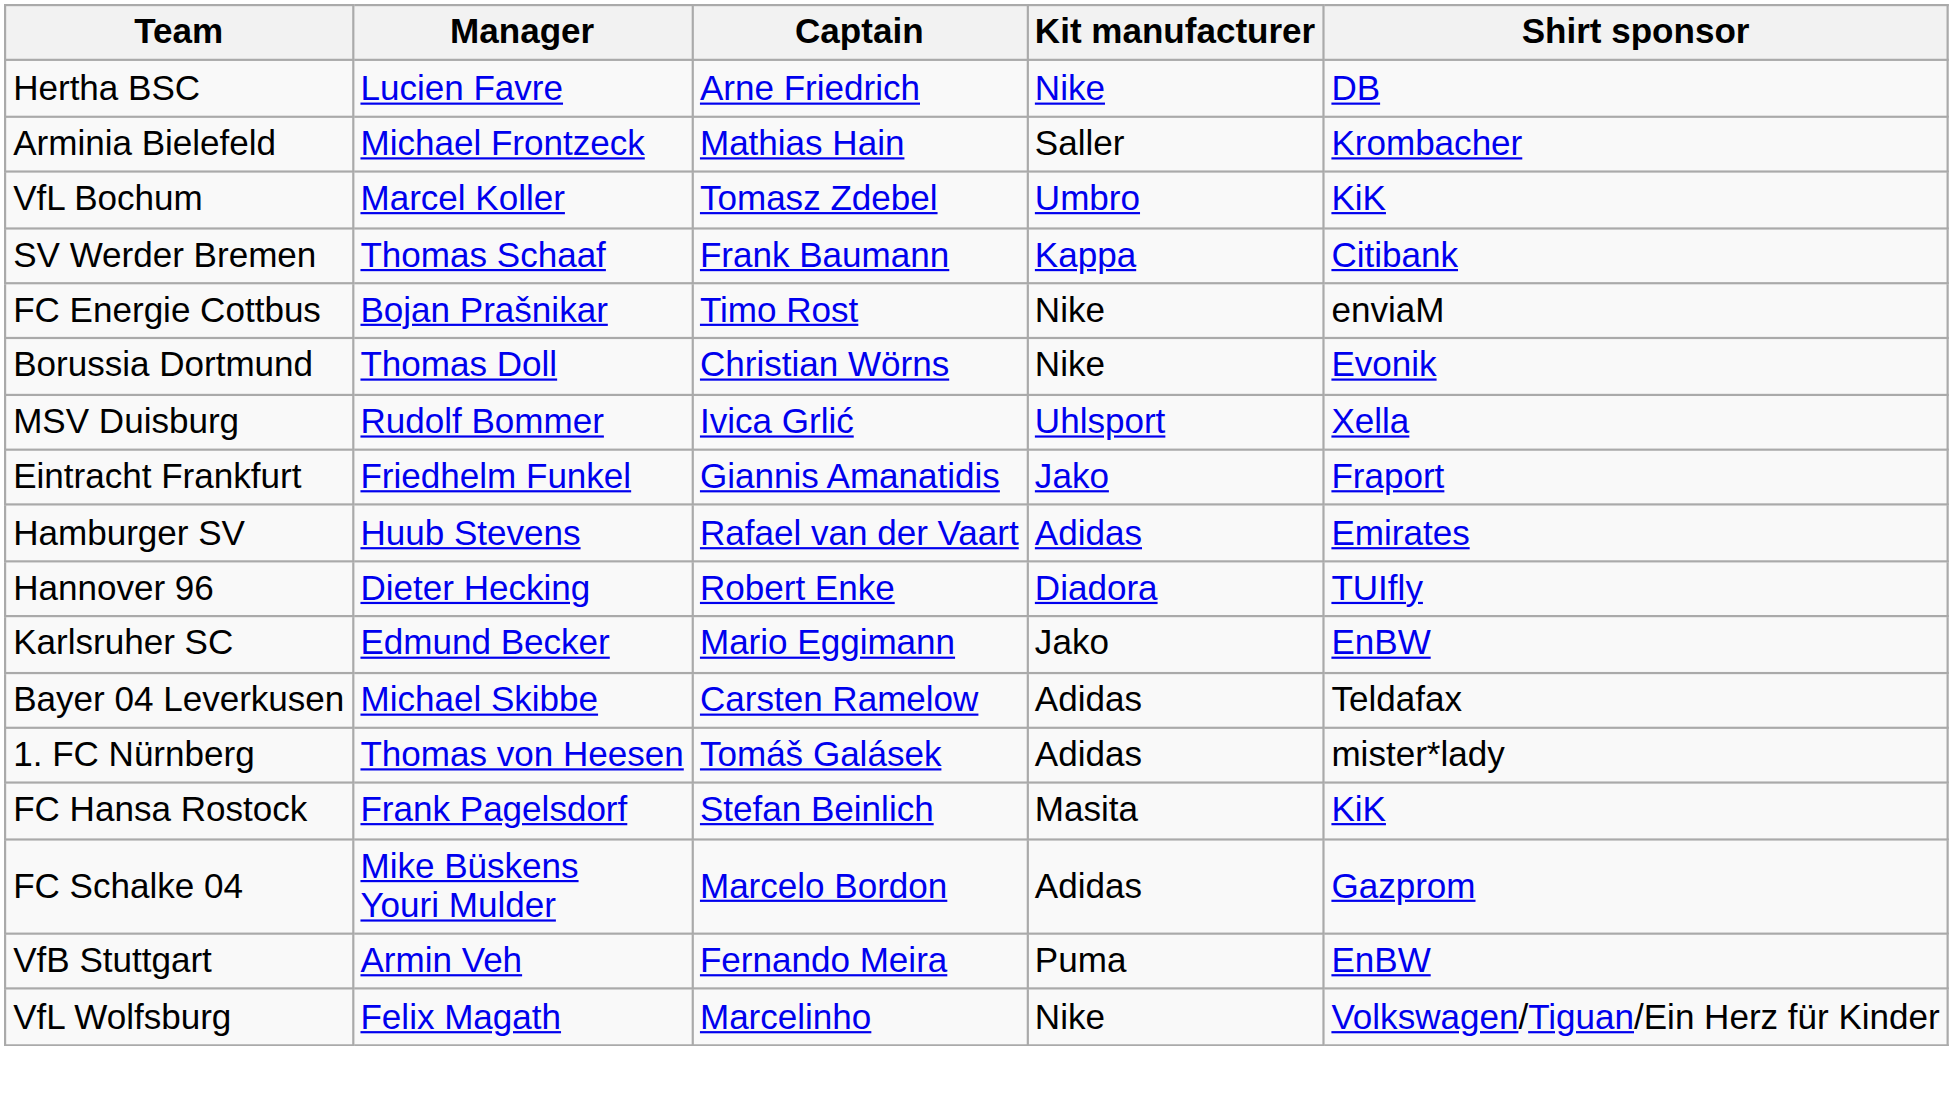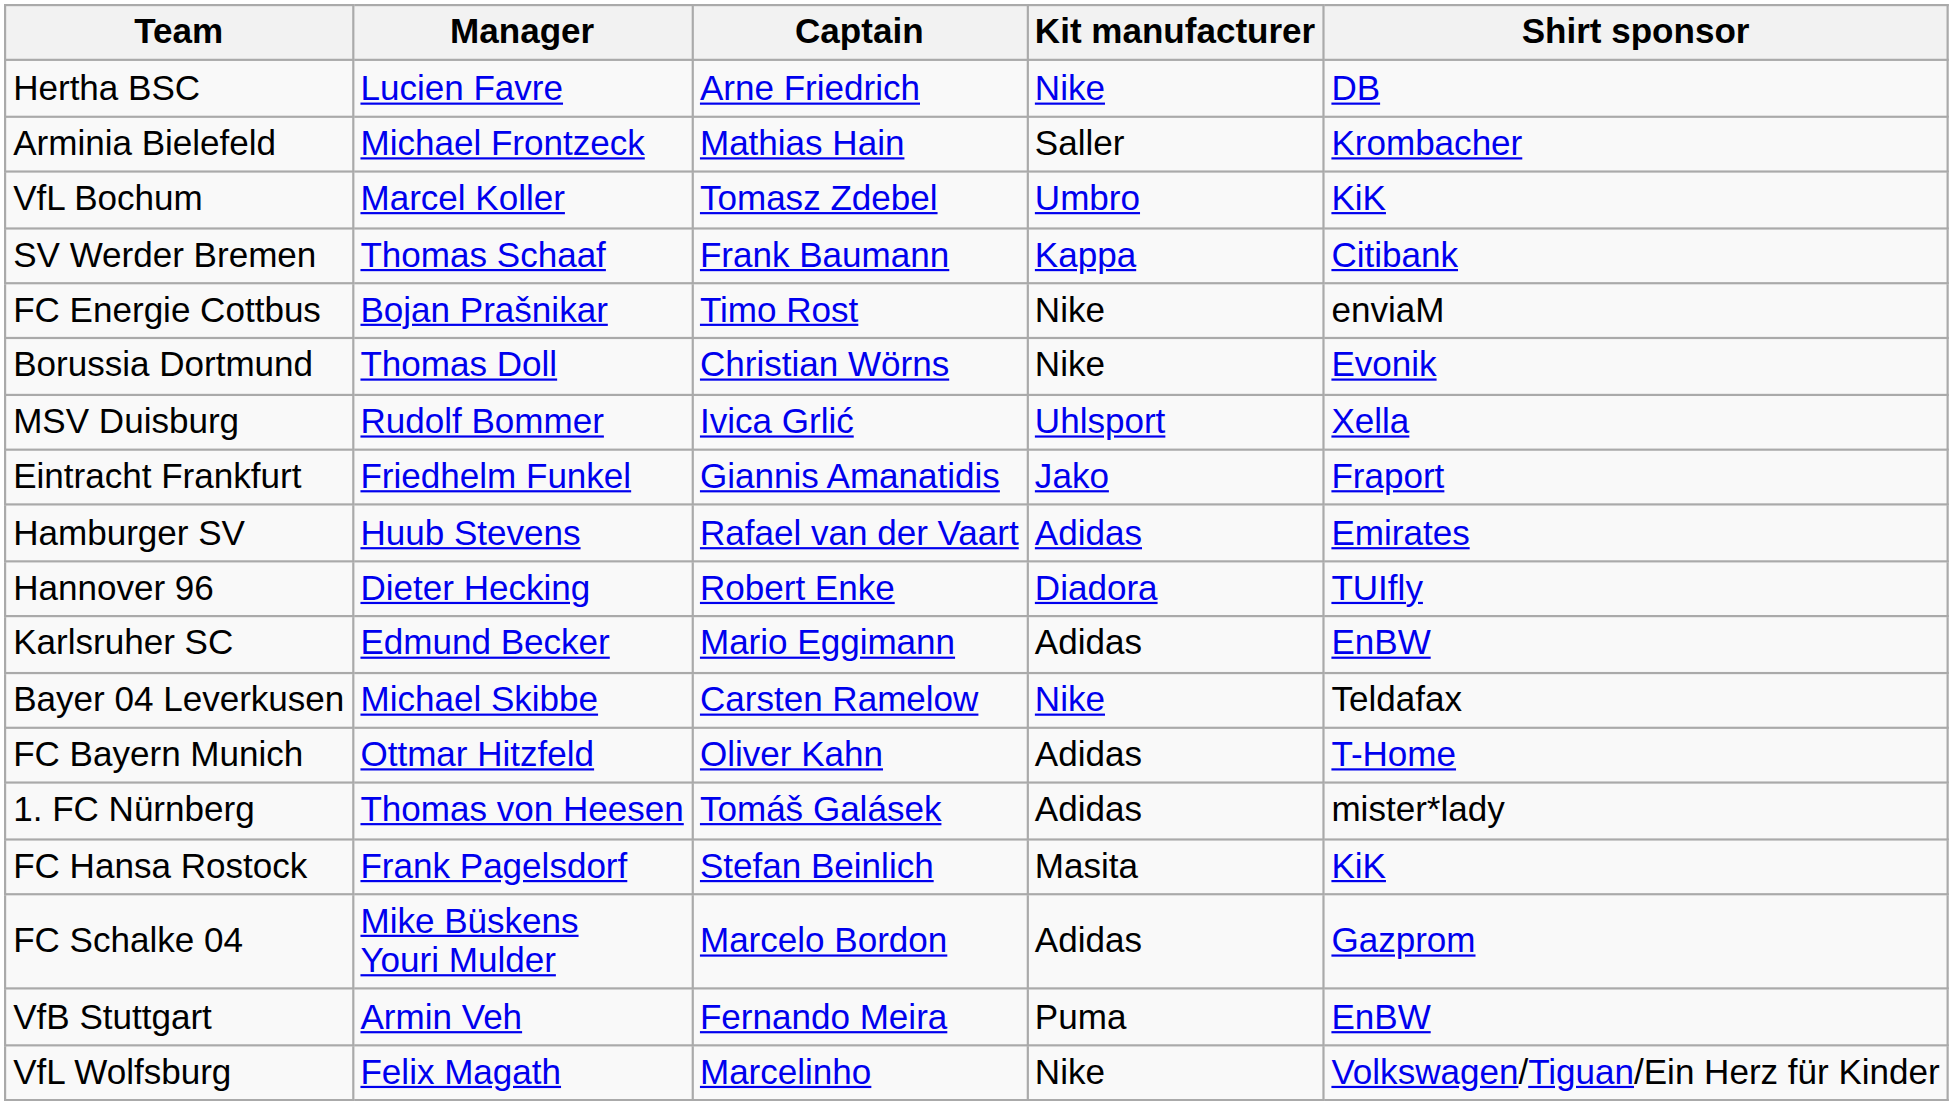(1072, 643) Jako -> (1088, 643) Adidas
(1088, 699) Adidas -> (1070, 699) Nike
+ row: (158, 754)
